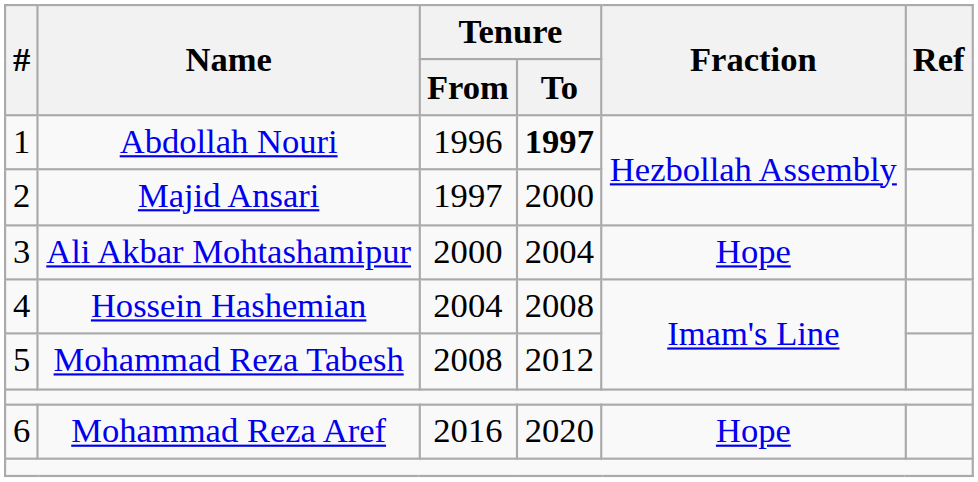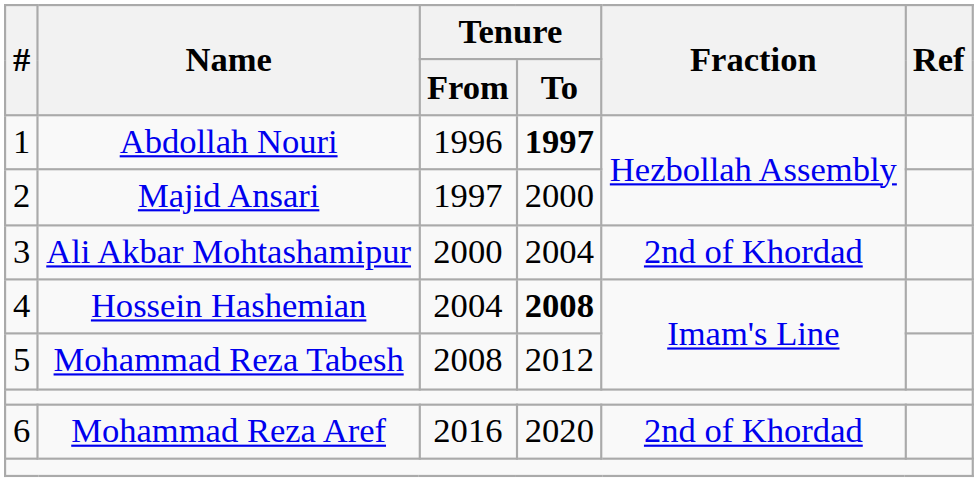(753, 251) Hope -> (753, 251) 2nd of Khordad
(559, 305) normal -> (559, 305) bold
(753, 431) Hope -> (753, 431) 2nd of Khordad
